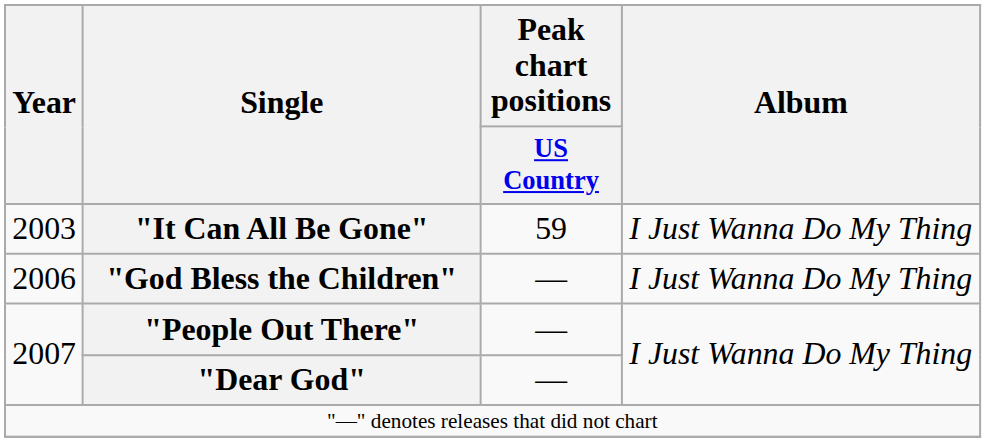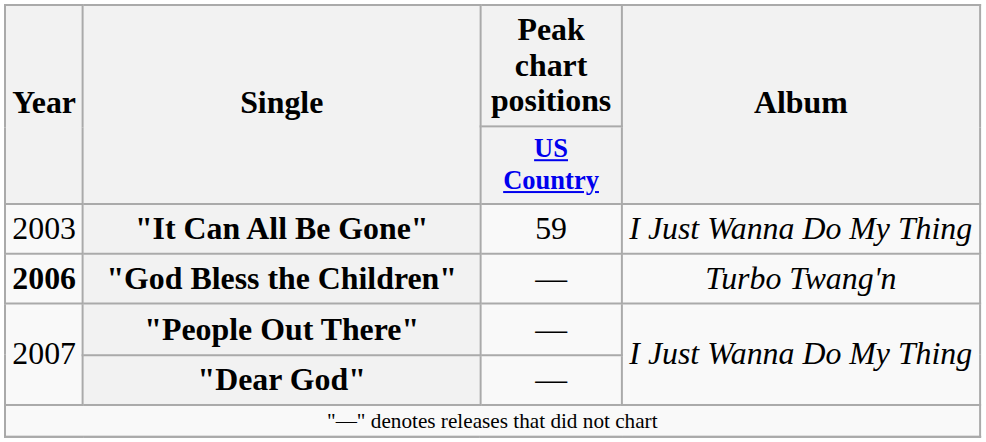(44, 278) normal -> (44, 278) bold
(801, 278) I Just Wanna Do My Thing -> (801, 278) Turbo Twang'n
